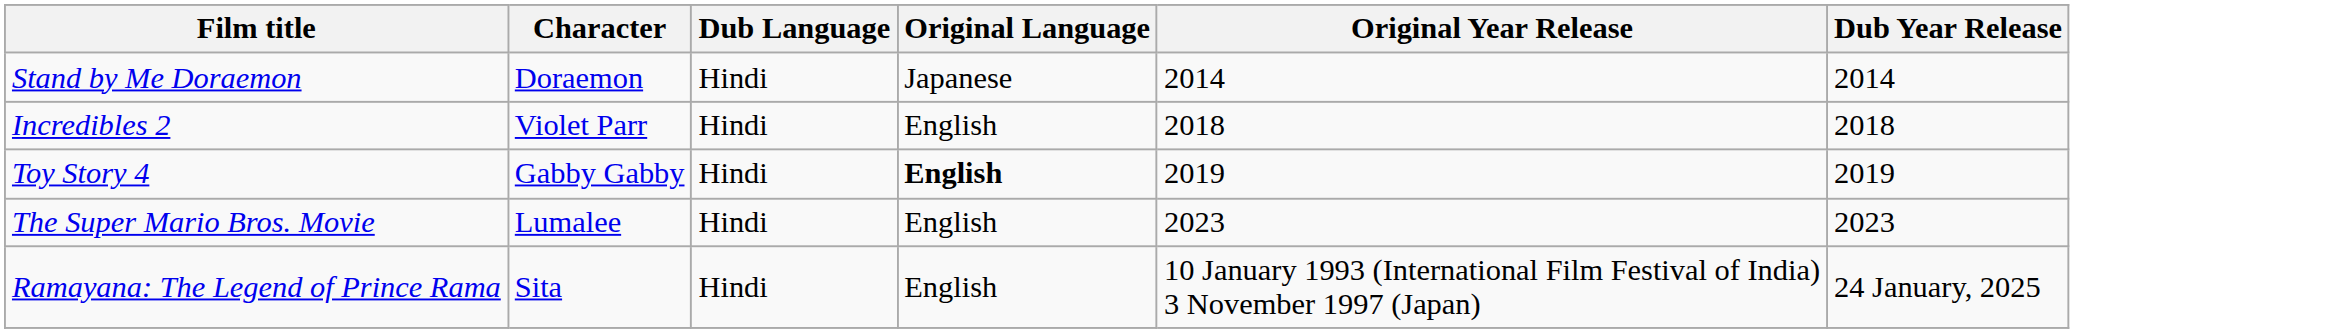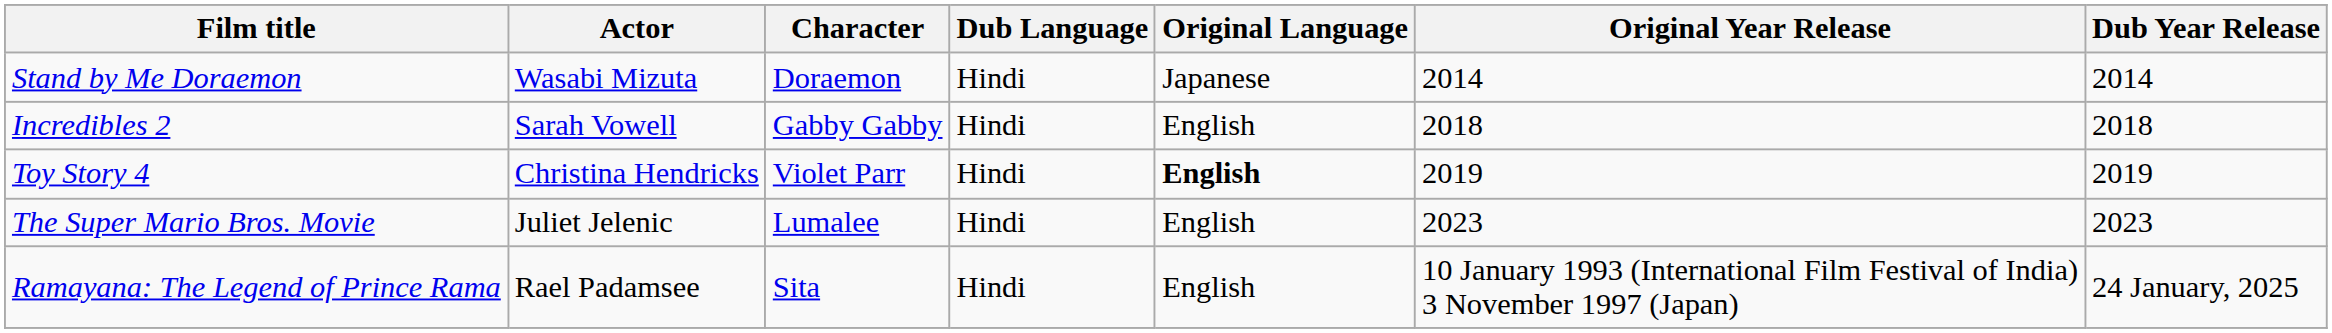+ column: (637, 28)
(581, 125) Violet Parr -> (858, 125) Gabby Gabby
(600, 173) Gabby Gabby -> (839, 173) Violet Parr
